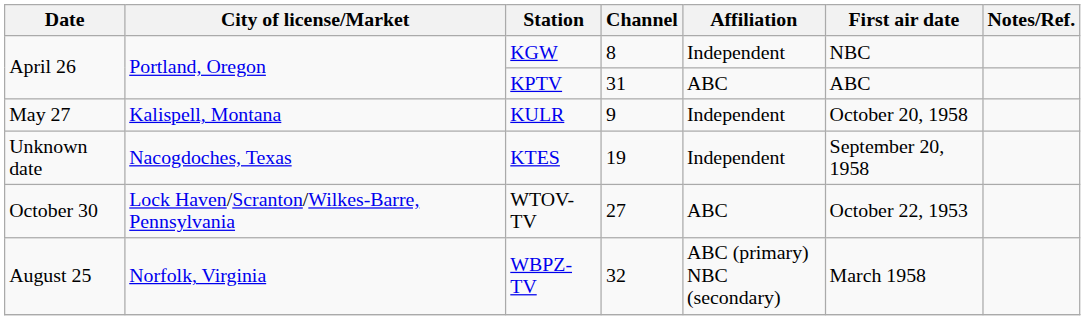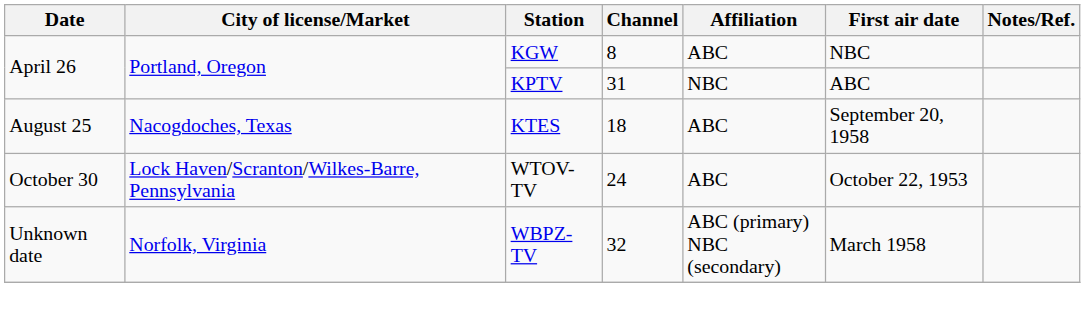(736, 51) Independent -> (708, 51) ABC
(707, 83) ABC -> (708, 83) NBC
- row: (537, 114)
(48, 157) Unknown date -> (50, 125) August 25
(616, 157) 19 -> (616, 125) 18
(736, 157) Independent -> (708, 125) ABC
(616, 211) 27 -> (616, 179) 24
(50, 275) August 25 -> (48, 244) Unknown date
